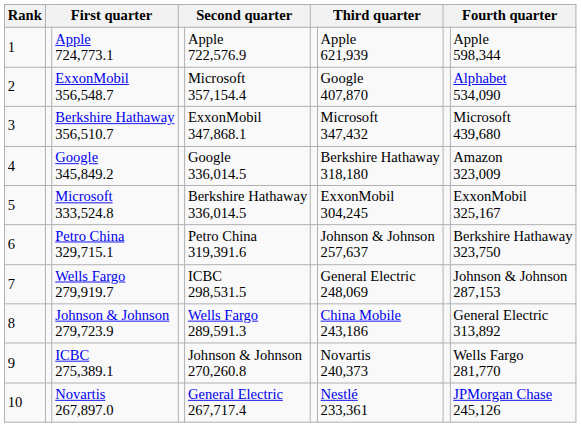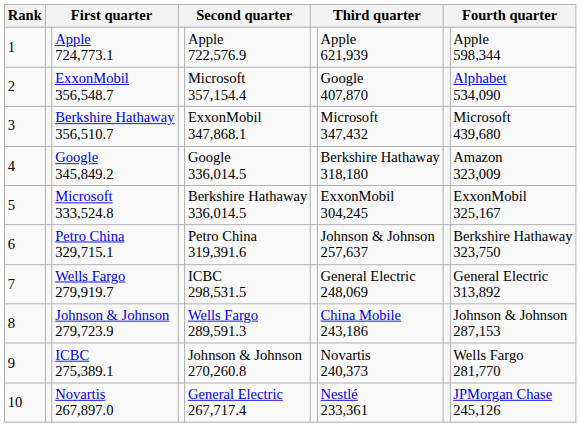(510, 284) Johnson & Johnson 287,153 -> (501, 284) General Electric 313,892
(501, 323) General Electric 313,892 -> (510, 323) Johnson & Johnson 287,153
